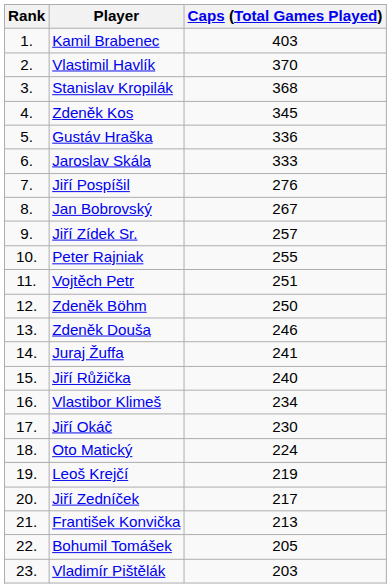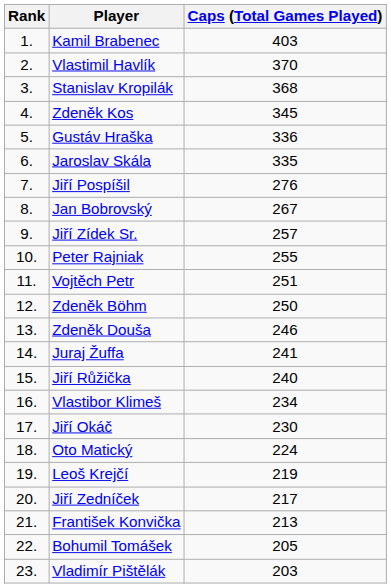(285, 161) 333 -> (285, 161) 335
